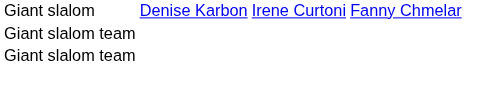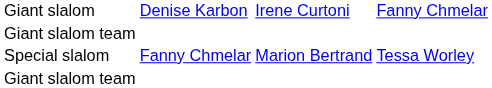+ row: (57, 56)
